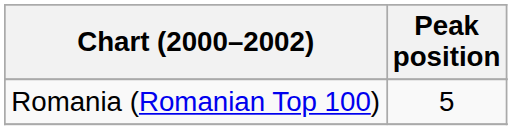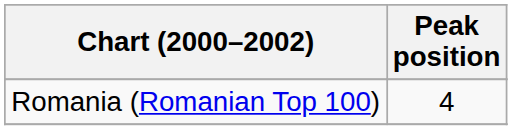(447, 101) 5 -> (447, 101) 4
